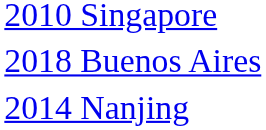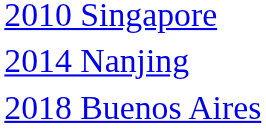rows swapped: (97, 107) <-> (133, 61)
